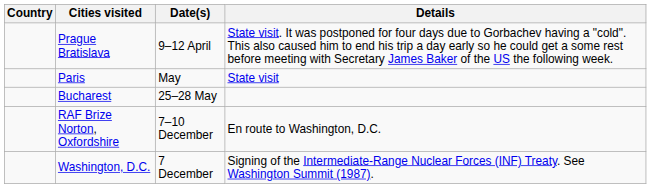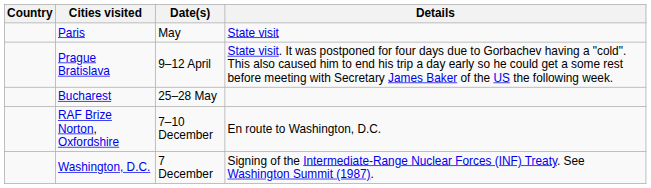rows swapped: (84, 45) <-> (71, 78)
